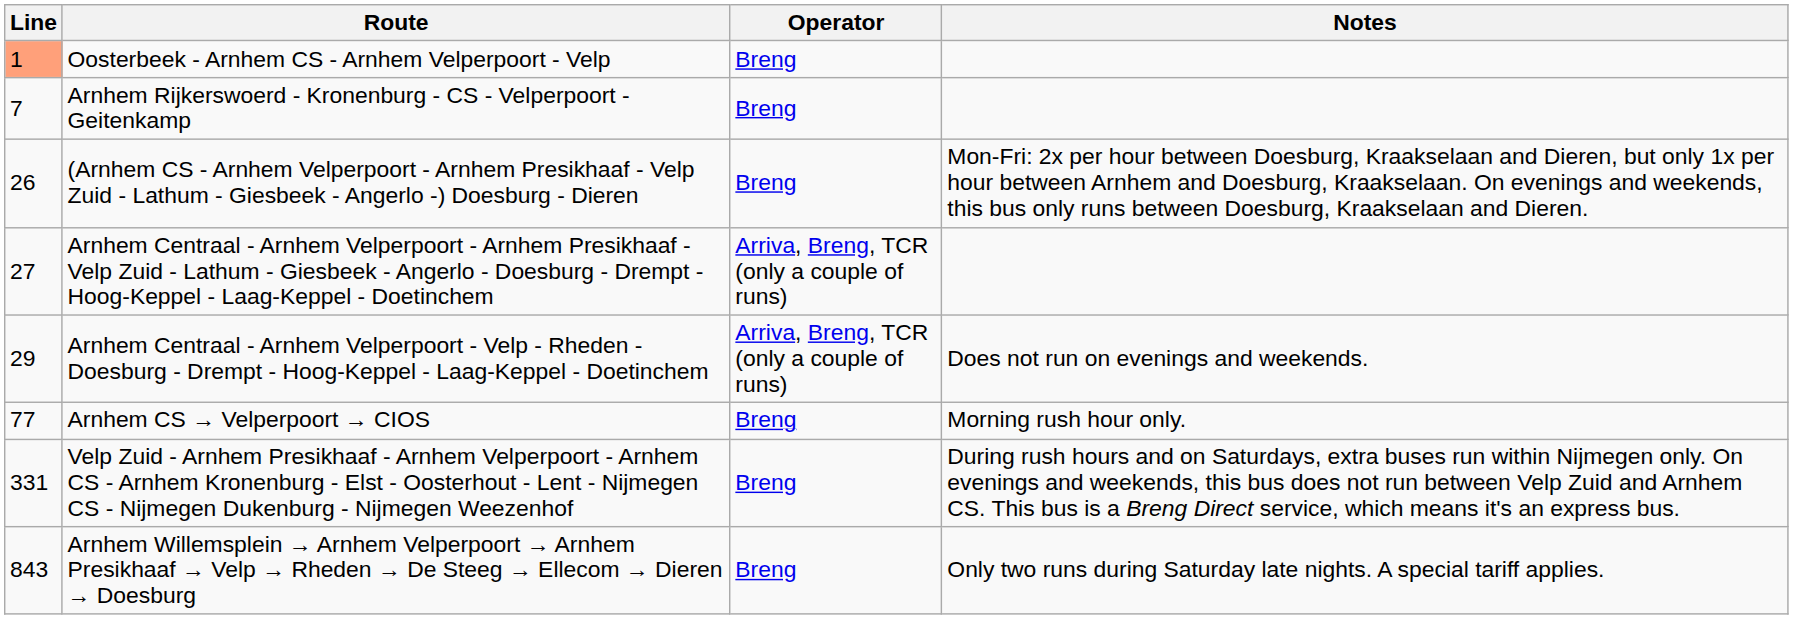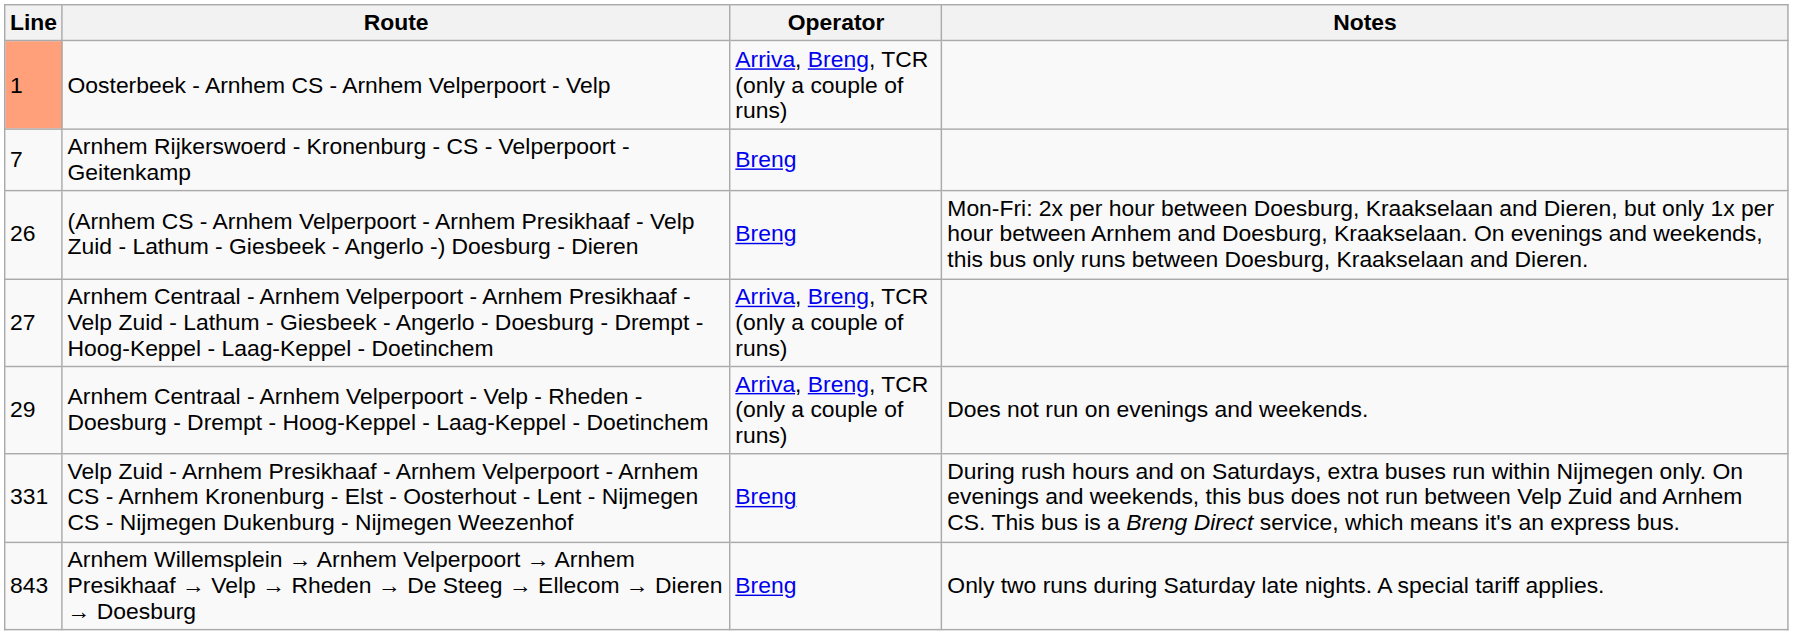(766, 58) Breng -> (832, 84) Arriva, Breng, TCR (only a couple of runs)
- row: (249, 420)
